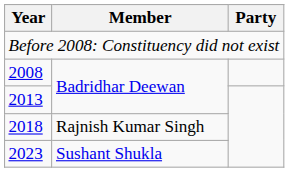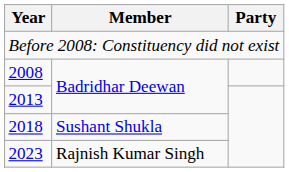(130, 126) Rajnish Kumar Singh -> (109, 126) Sushant Shukla
(109, 153) Sushant Shukla -> (130, 153) Rajnish Kumar Singh
